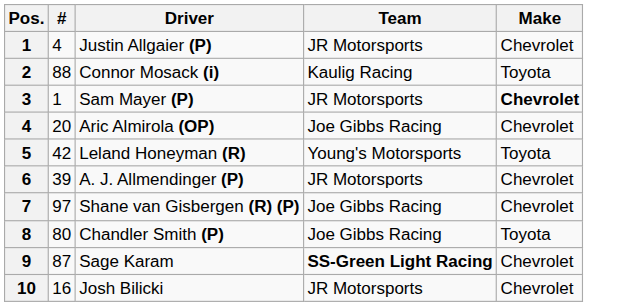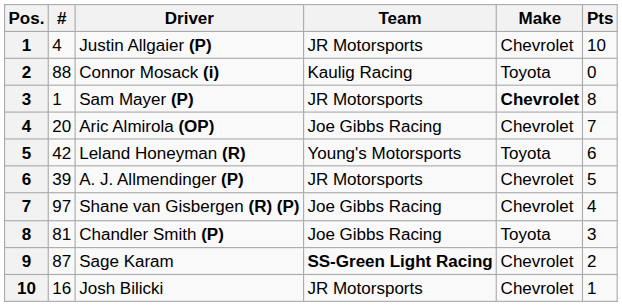+ column: (600, 18)
(62, 234) 80 -> (62, 234) 81
